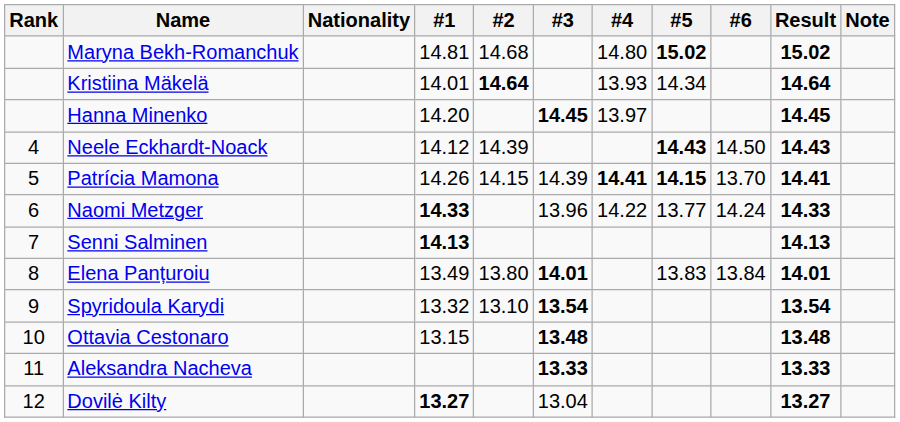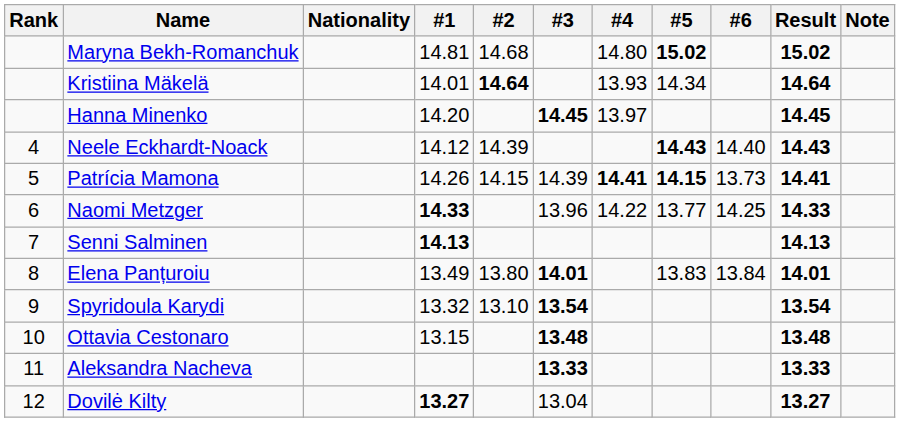(741, 147) 14.50 -> (741, 147) 14.40
(741, 178) 13.70 -> (741, 178) 13.73
(741, 210) 14.24 -> (741, 210) 14.25
